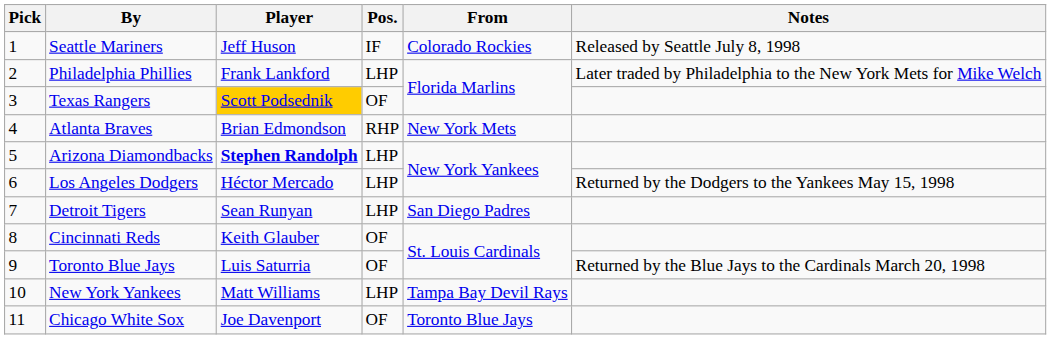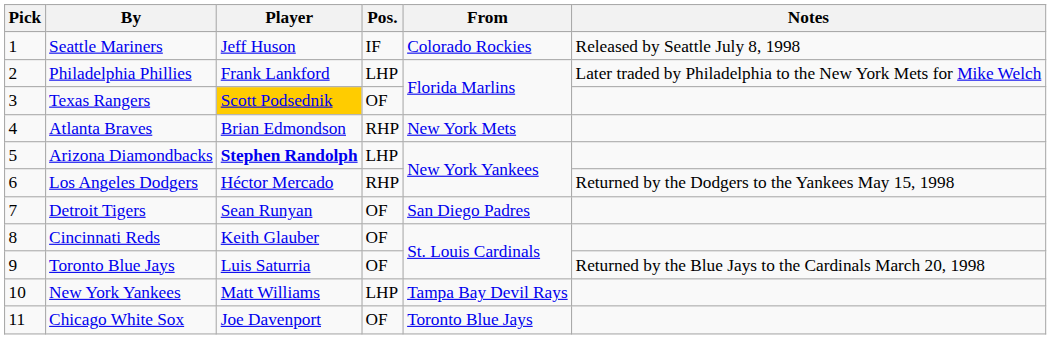(382, 182) LHP -> (382, 182) RHP
(382, 210) LHP -> (377, 210) OF
